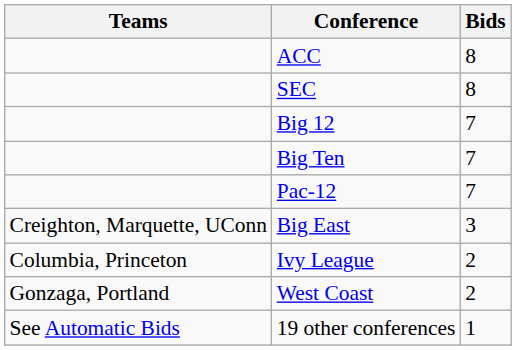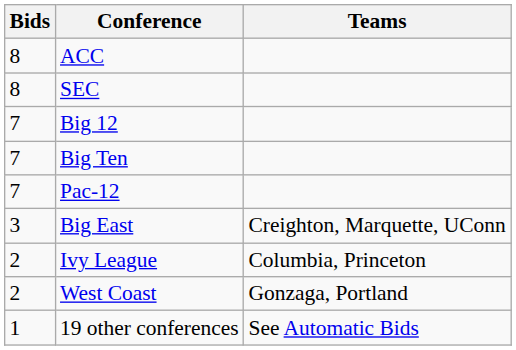columns swapped: (485, 21) <-> (138, 21)
